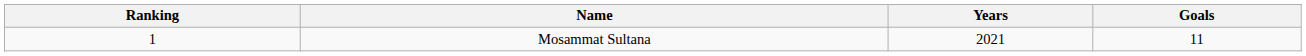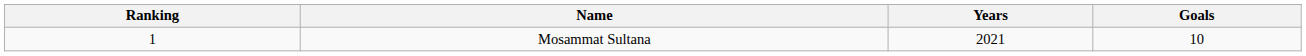(1197, 39) 11 -> (1197, 39) 10
